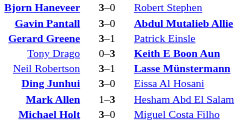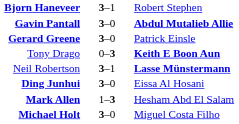(107, 8) 3–0 -> (107, 8) 3–1
(107, 38) 3–1 -> (107, 38) 3–0
